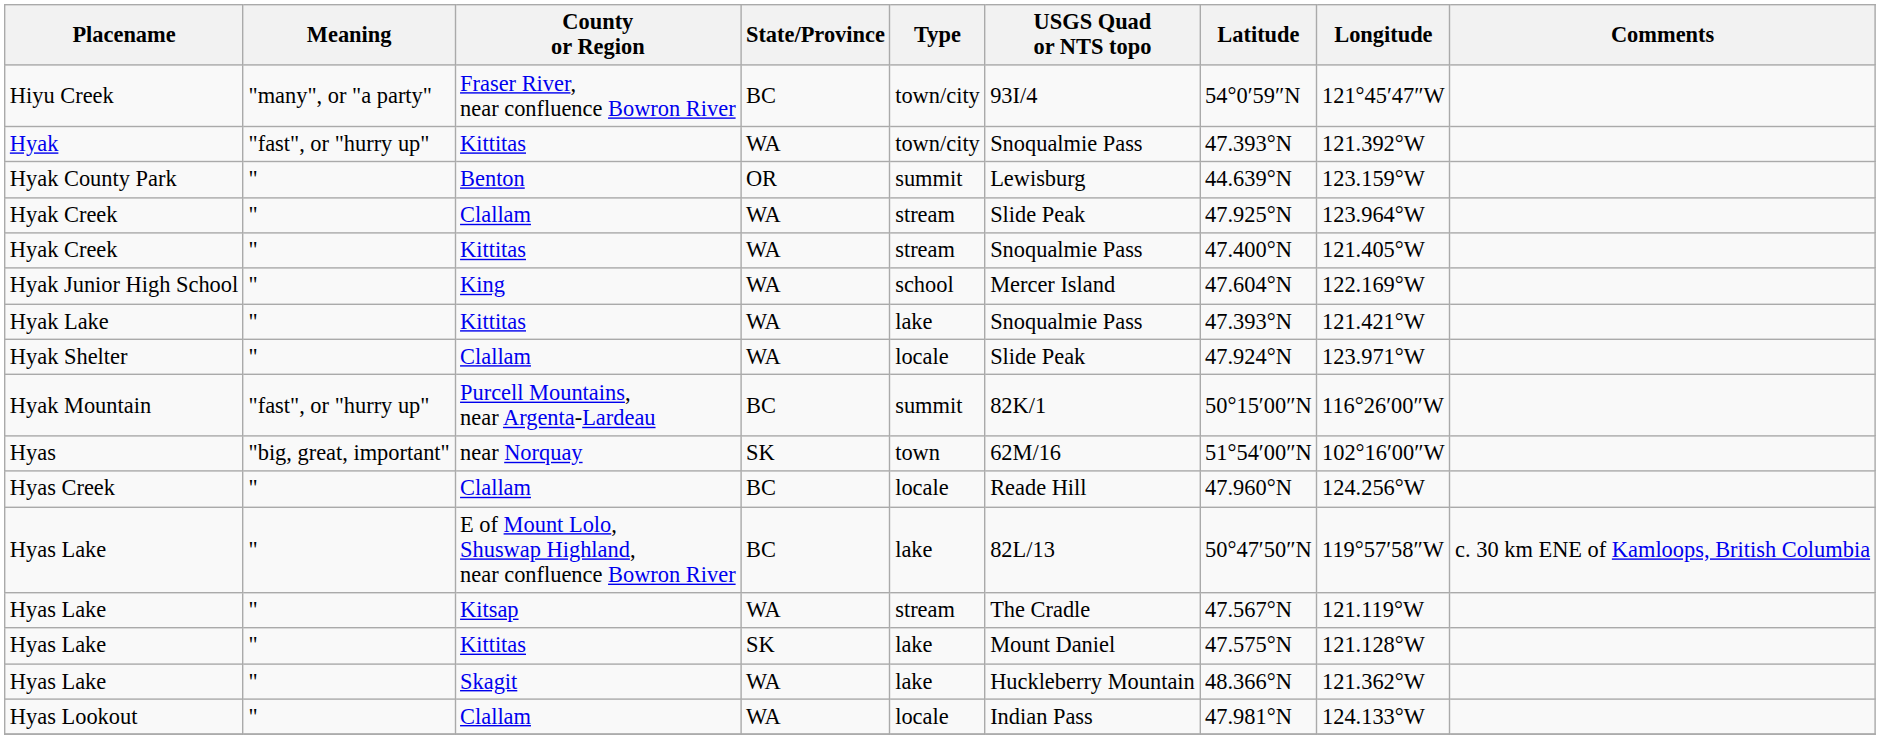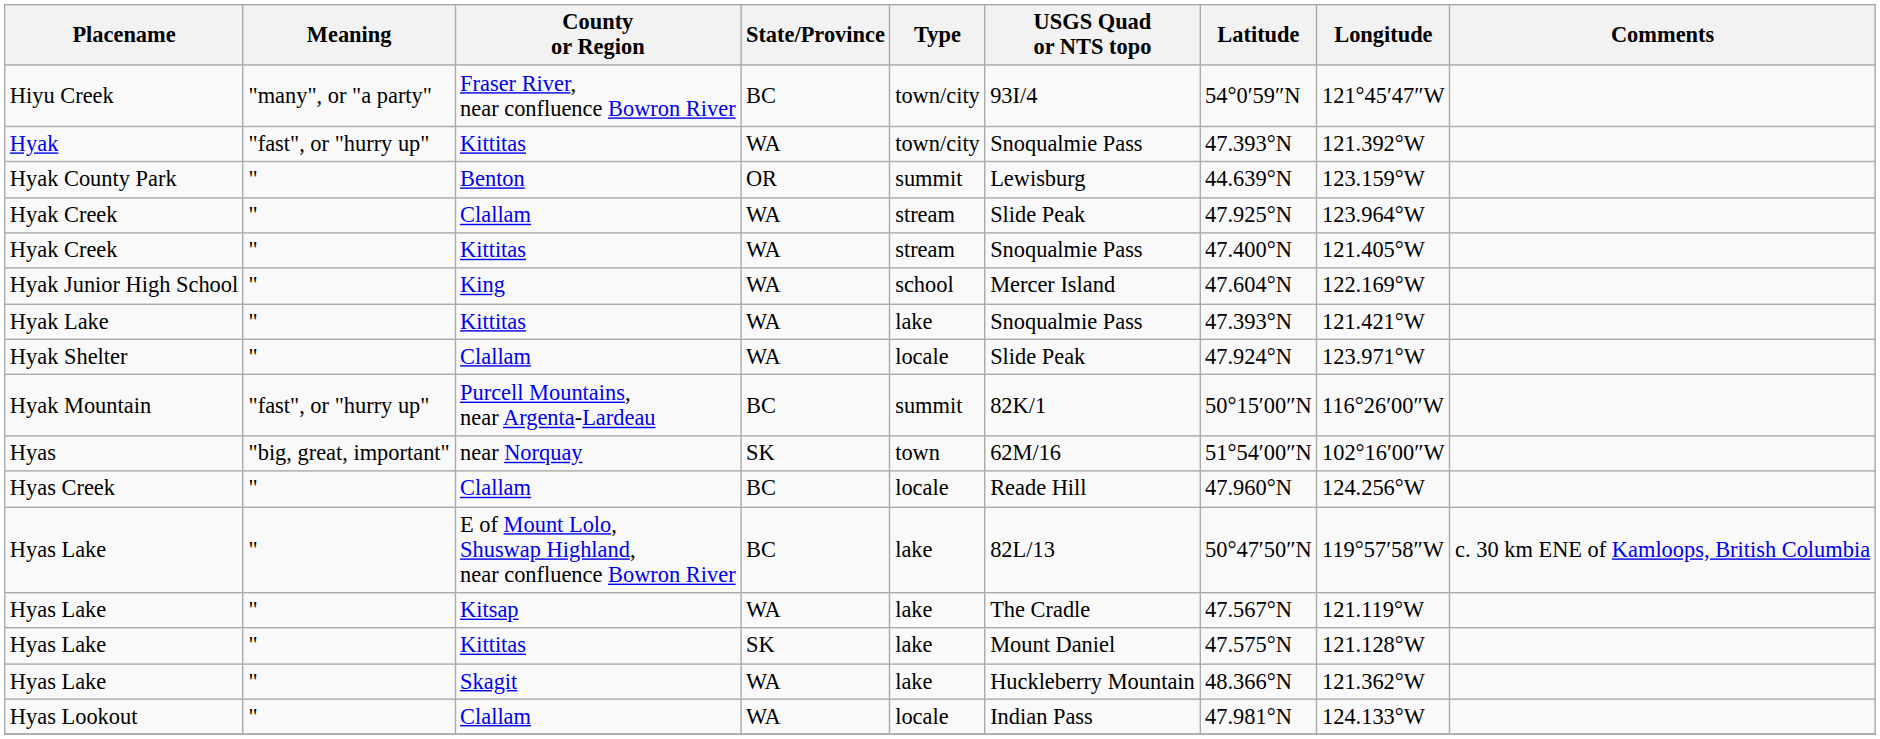(925, 610) stream -> (914, 610) lake
